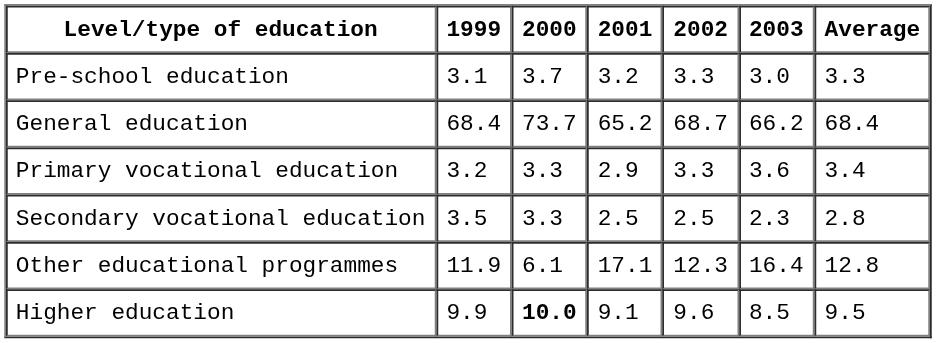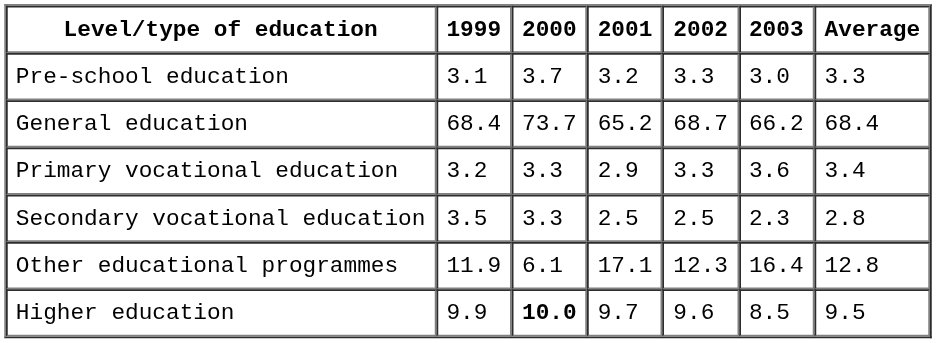(618, 313) 9.1 -> (618, 313) 9.7
